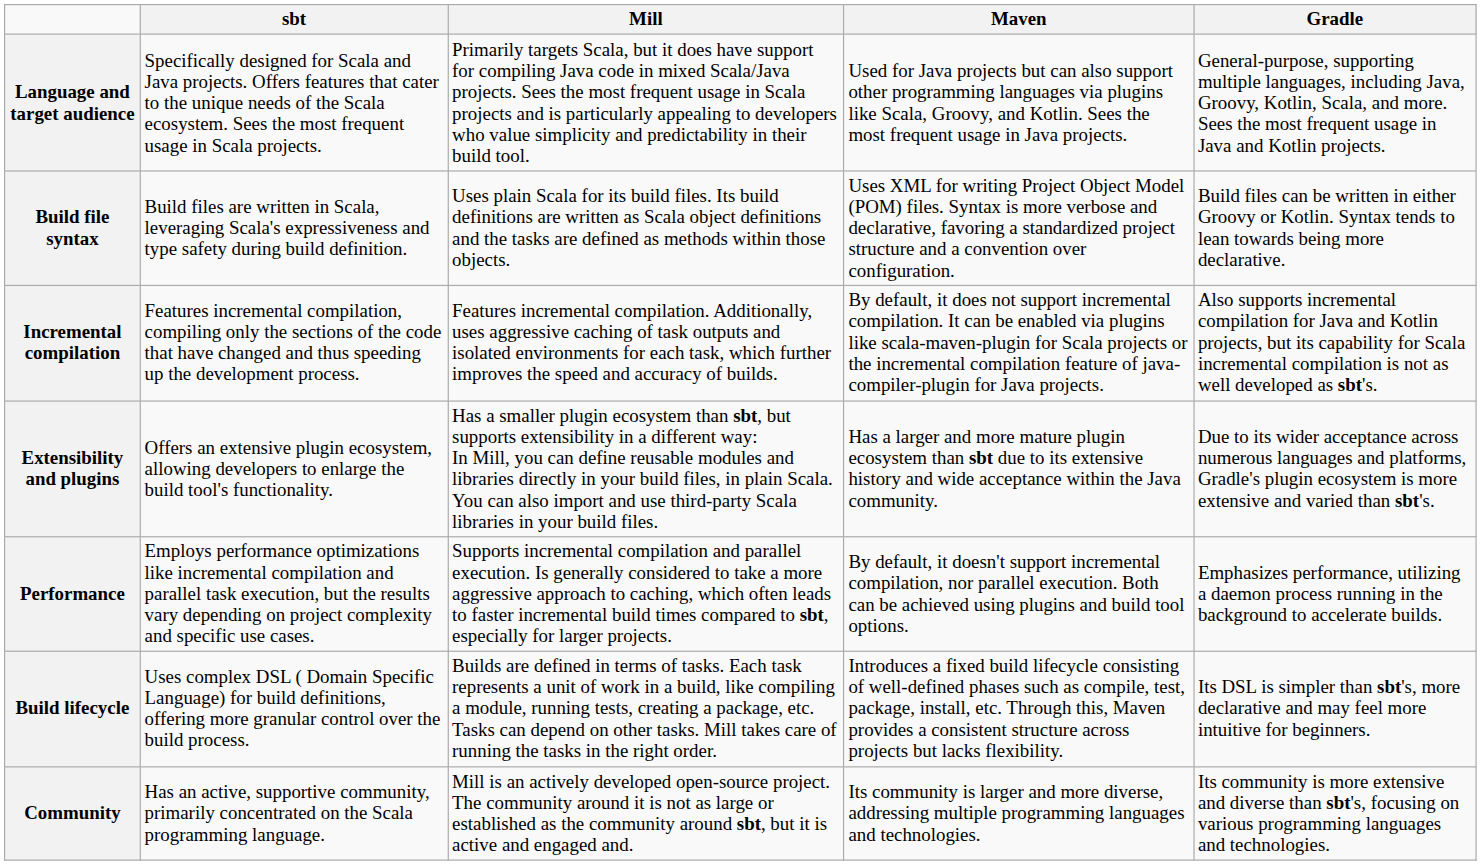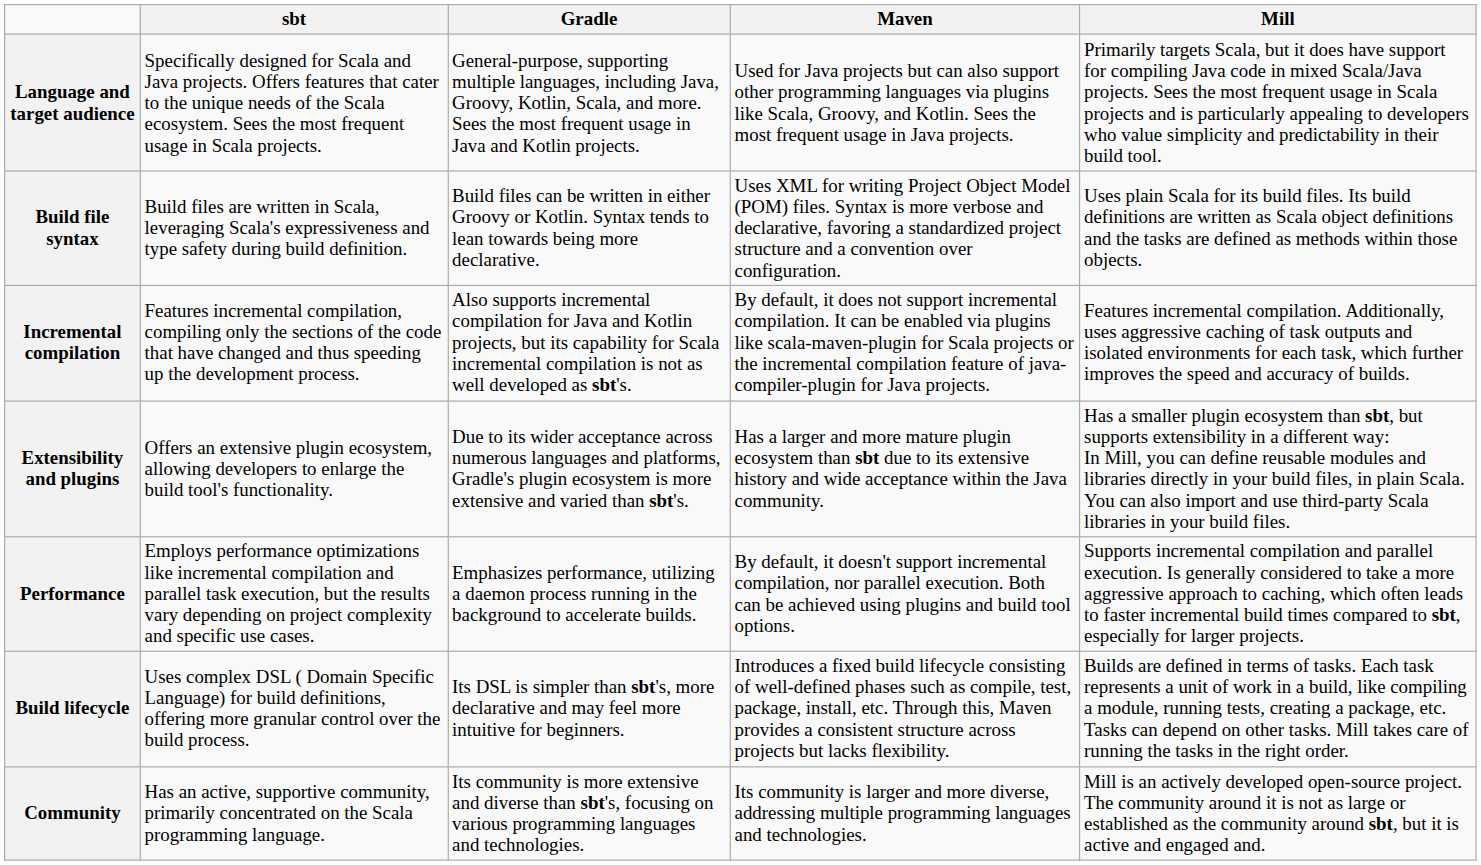columns swapped: (1335, 19) <-> (646, 19)
